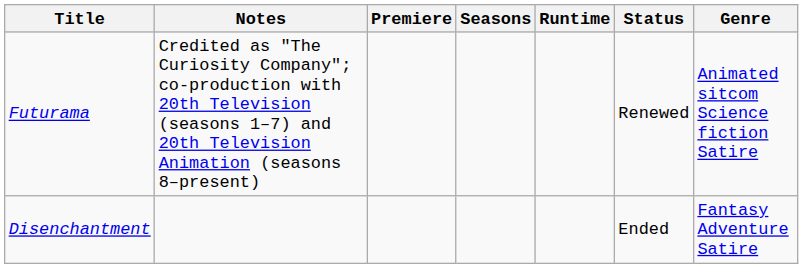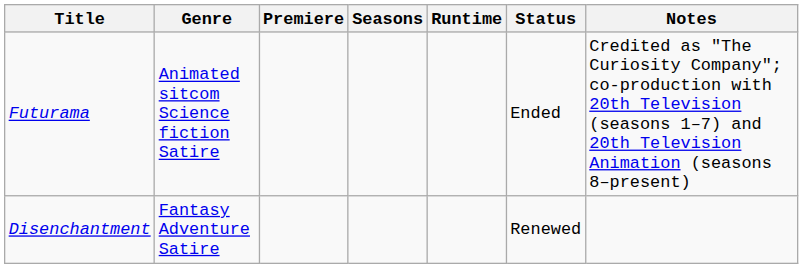columns swapped: (745, 18) <-> (261, 18)
(654, 114) Renewed -> (536, 114) Ended
(644, 230) Ended -> (546, 230) Renewed
